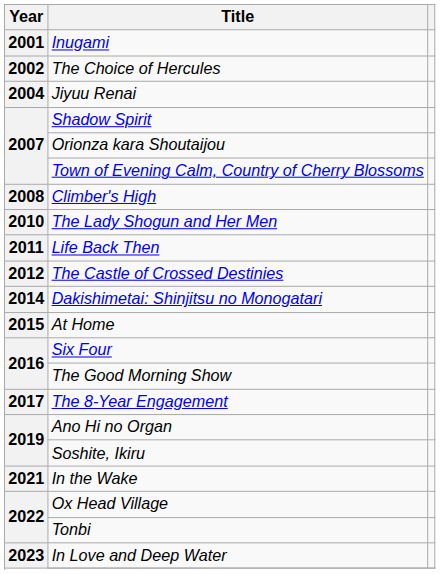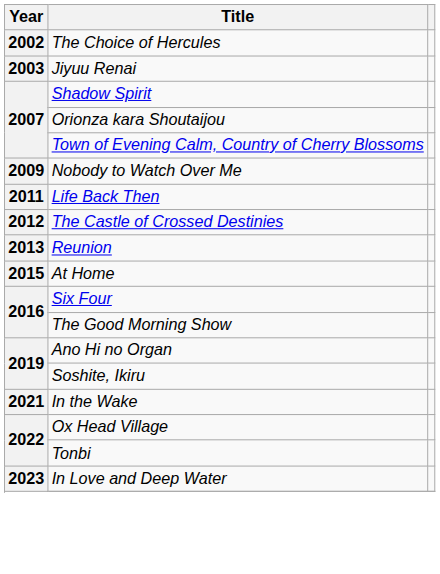- row: (80, 42)
(26, 94) 2004 -> (26, 68) 2003
- row: (104, 196)
+ row: (147, 171)
- row: (164, 222)
+ row: (82, 247)
- row: (187, 299)
- row: (140, 401)
